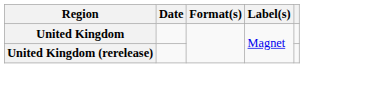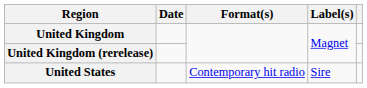+ row: (80, 72)
